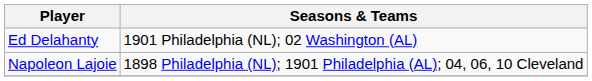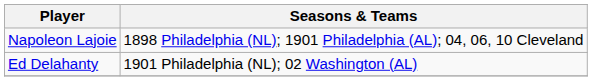rows swapped: (62, 64) <-> (53, 40)
